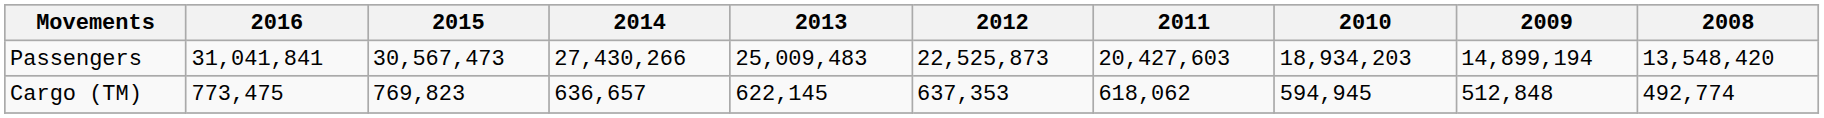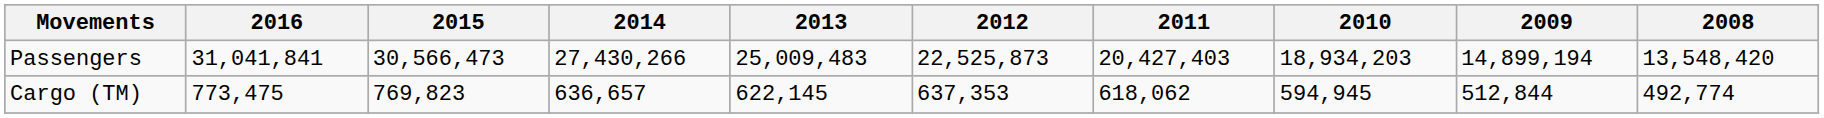(439, 59) 30,567,473 -> (439, 59) 30,566,473
(1164, 59) 20,427,603 -> (1164, 59) 20,427,403
(1507, 94) 512,848 -> (1507, 94) 512,844
